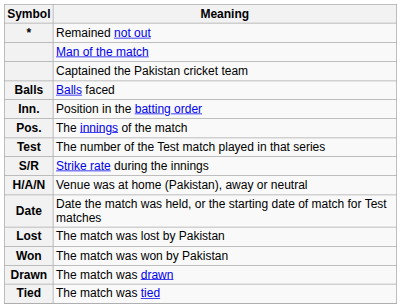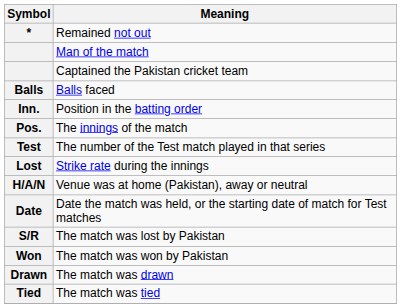(29, 166) S/R -> (29, 166) Lost
(29, 236) Lost -> (29, 236) S/R
